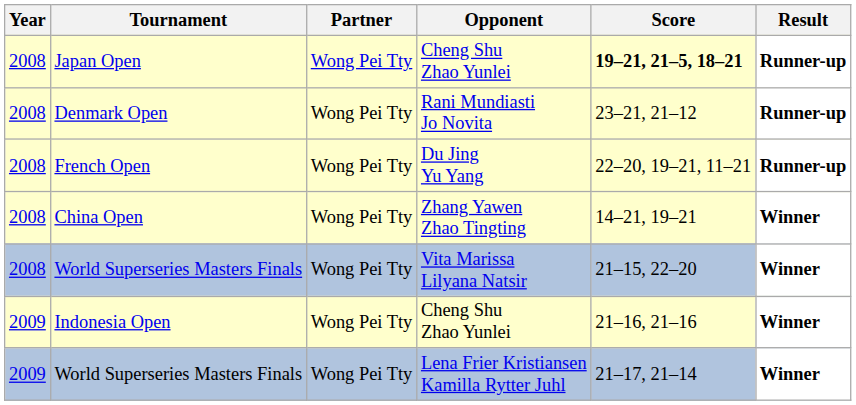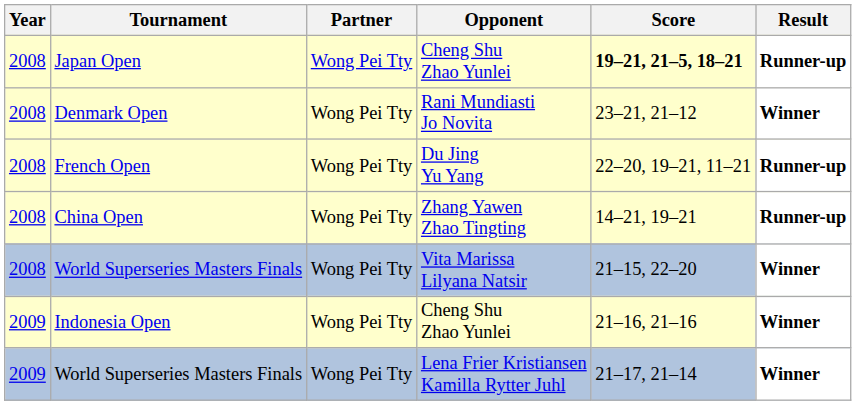(803, 113) Runner-up -> (790, 113) Winner
(790, 217) Winner -> (803, 217) Runner-up
